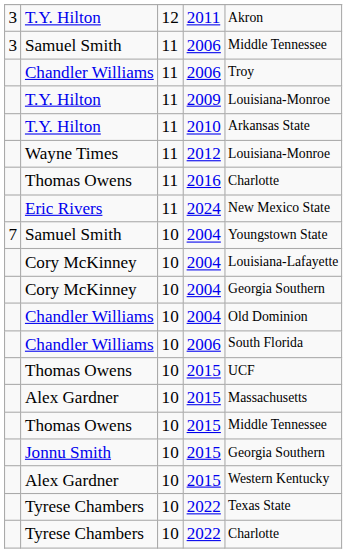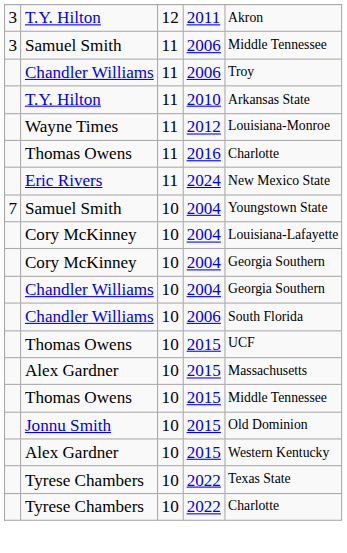- row: (63, 99)
(268, 316) Old Dominion -> (276, 289) Georgia Southern
(276, 452) Georgia Southern -> (268, 425) Old Dominion
